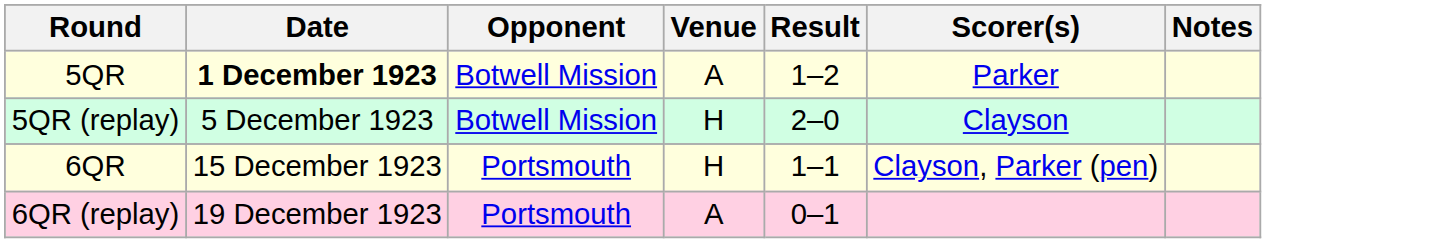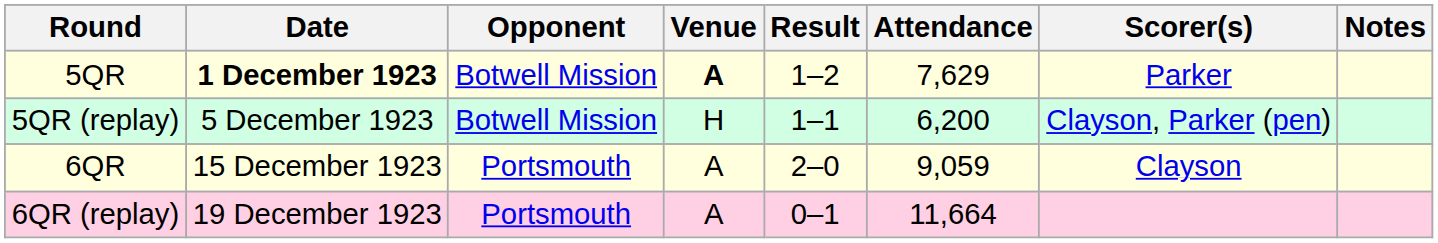+ column: (953, 27)
(714, 74) normal -> (714, 74) bold
(815, 120) 2–0 -> (815, 120) 1–1
(1016, 120) Clayson -> (1189, 120) Clayson, Parker (pen)
(714, 167) H -> (714, 167) A
(815, 167) 1–1 -> (815, 167) 2–0
(1016, 167) Clayson, Parker (pen) -> (1189, 167) Clayson
